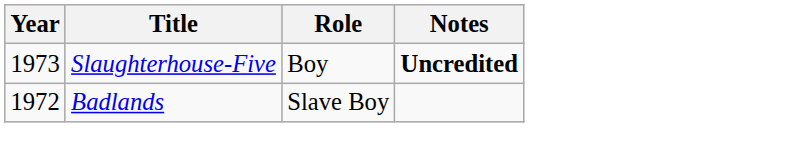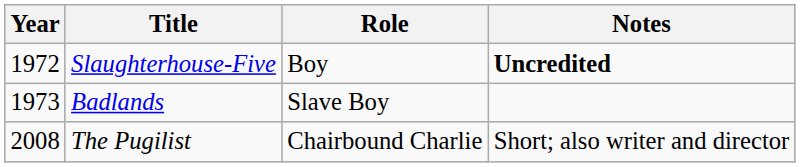(35, 63) 1973 -> (35, 63) 1972
(35, 102) 1972 -> (35, 102) 1973
+ row: (131, 141)
